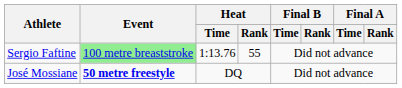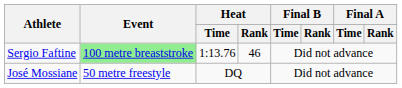(254, 53) 55 -> (254, 53) 46
(129, 73) bold -> (127, 73) normal
